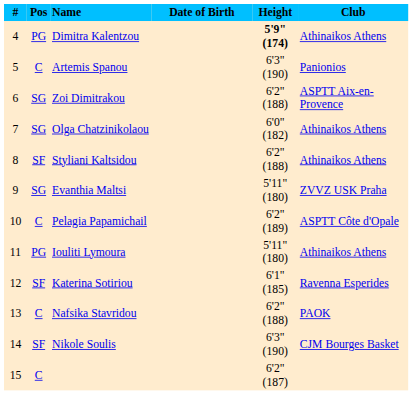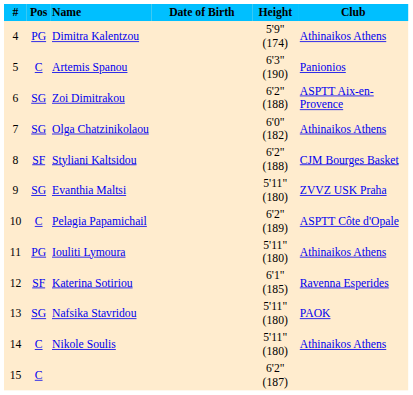(275, 36) bold -> (275, 36) normal
(343, 159) Athinaikos Athens -> (349, 159) CJM Bourges Basket
(39, 313) C -> (39, 313) SG
(275, 313) 6'2" (188) -> (275, 313) 5'11" (180)
(39, 344) SF -> (39, 344) C
(275, 344) 6'3" (190) -> (275, 344) 5'11" (180)
(349, 344) CJM Bourges Basket -> (343, 344) Athinaikos Athens
